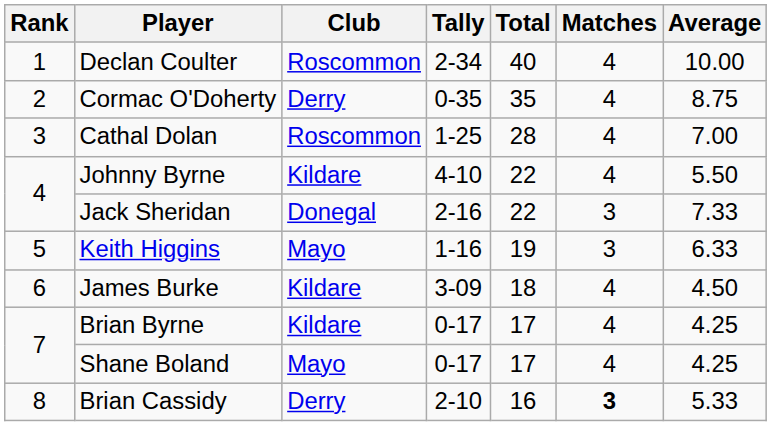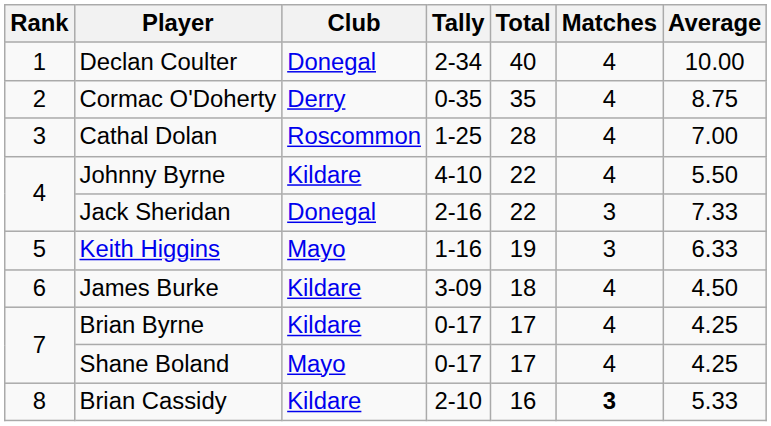(354, 61) Roscommon -> (332, 61) Donegal
(316, 401) Derry -> (324, 401) Kildare
